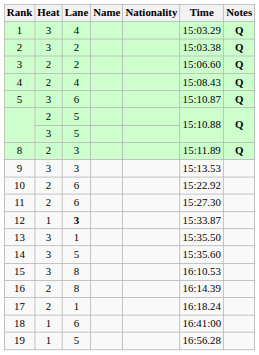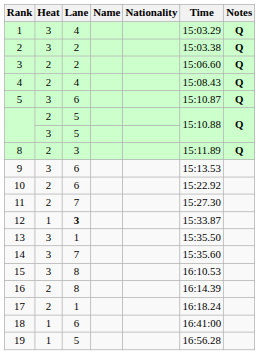(76, 168) 3 -> (76, 168) 6
(76, 202) 6 -> (76, 202) 7
(76, 254) 5 -> (76, 254) 7
